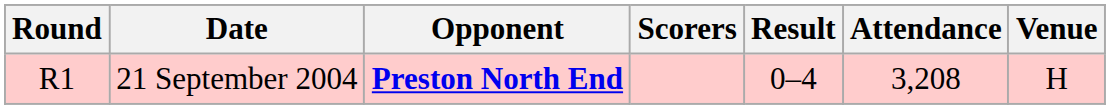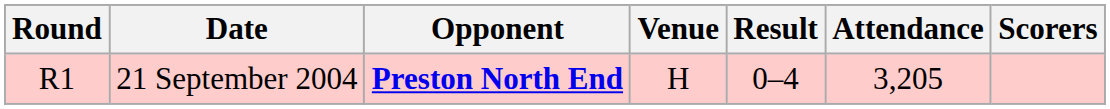columns swapped: (1057, 29) <-> (687, 29)
(926, 78) 3,208 -> (908, 78) 3,205
